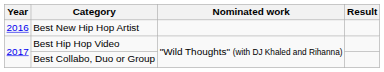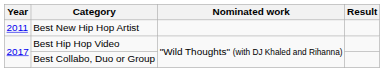(18, 28) 2016 -> (17, 28) 2011
